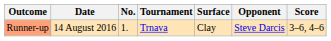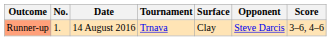columns swapped: (128, 12) <-> (85, 12)
